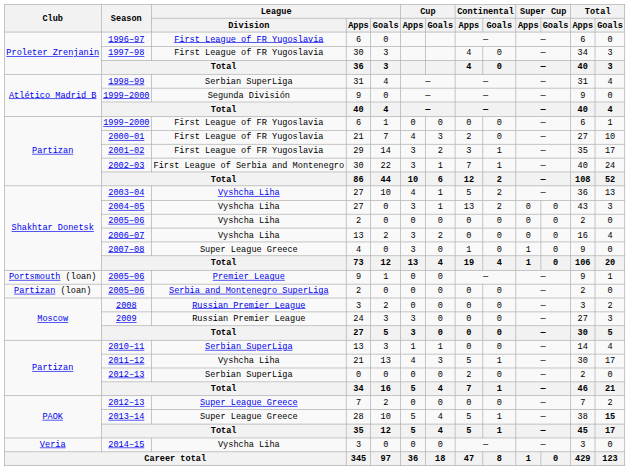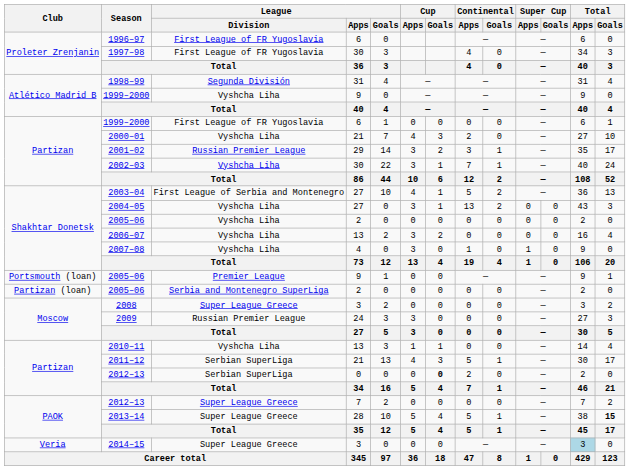(249, 81) Serbian SuperLiga -> (249, 81) Segunda División
(249, 95) Segunda División -> (249, 95) Vyshcha Liha
(249, 137) First League of FR Yugoslavia -> (249, 137) Vyshcha Liha
(249, 151) First League of FR Yugoslavia -> (249, 151) Russian Premier League
(249, 165) First League of Serbia and Montenegro -> (249, 165) Vyshcha Liha
(249, 193) Vyshcha Liha -> (249, 193) First League of Serbia and Montenegro
(249, 249) Super League Greece -> (249, 249) Vyshcha Liha
(249, 305) Russian Premier League -> (249, 305) Super League Greece
(249, 347) Serbian SuperLiga -> (249, 347) Vyshcha Liha
(249, 361) Vyshcha Liha -> (249, 361) Serbian SuperLiga
(440, 375) normal -> (440, 375) bold
(249, 445) Vyshcha Liha -> (249, 445) Super League Greece
(583, 445) no background -> (583, 445) lightblue background
